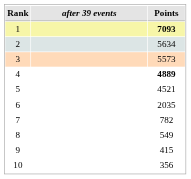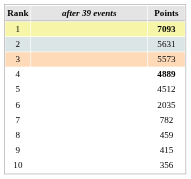(166, 44) 5634 -> (166, 44) 5631
(166, 89) 4521 -> (166, 89) 4512
(166, 135) 549 -> (166, 135) 459
